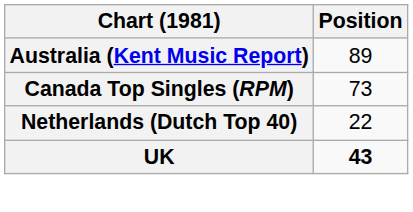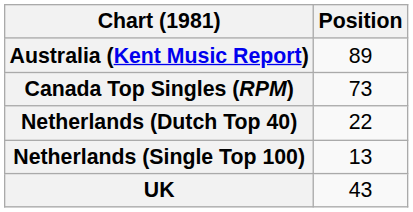+ row: (159, 156)
(360, 156) bold -> (360, 190) normal
